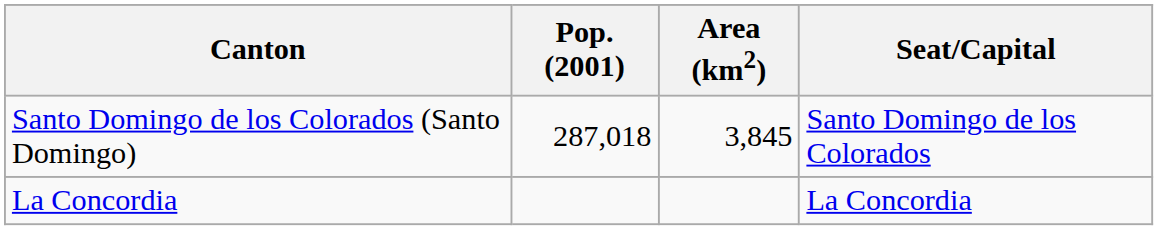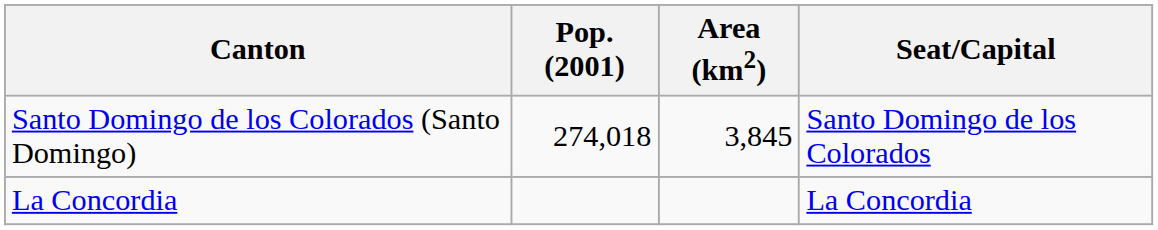(602, 135) 287,018 -> (602, 135) 274,018
